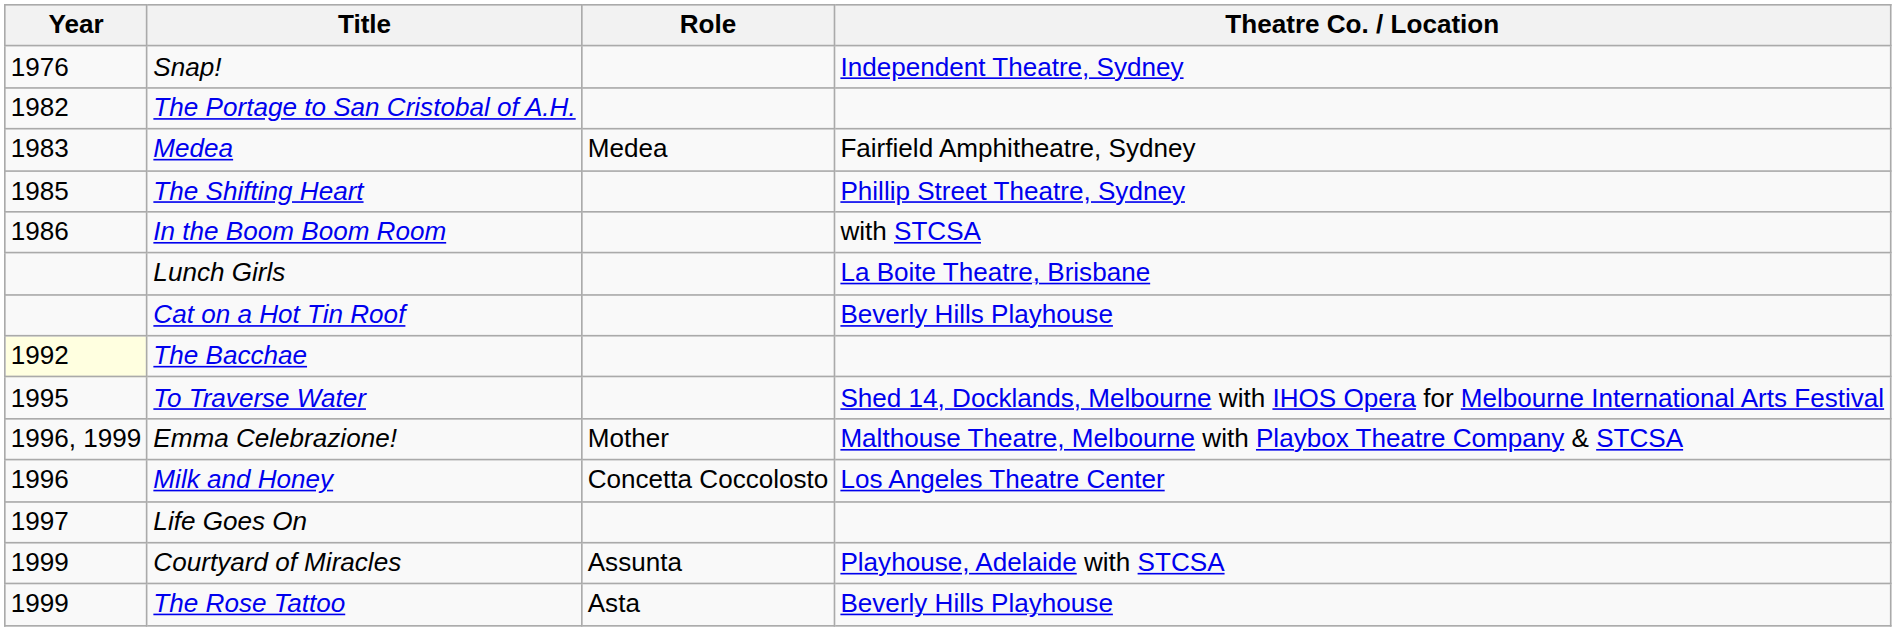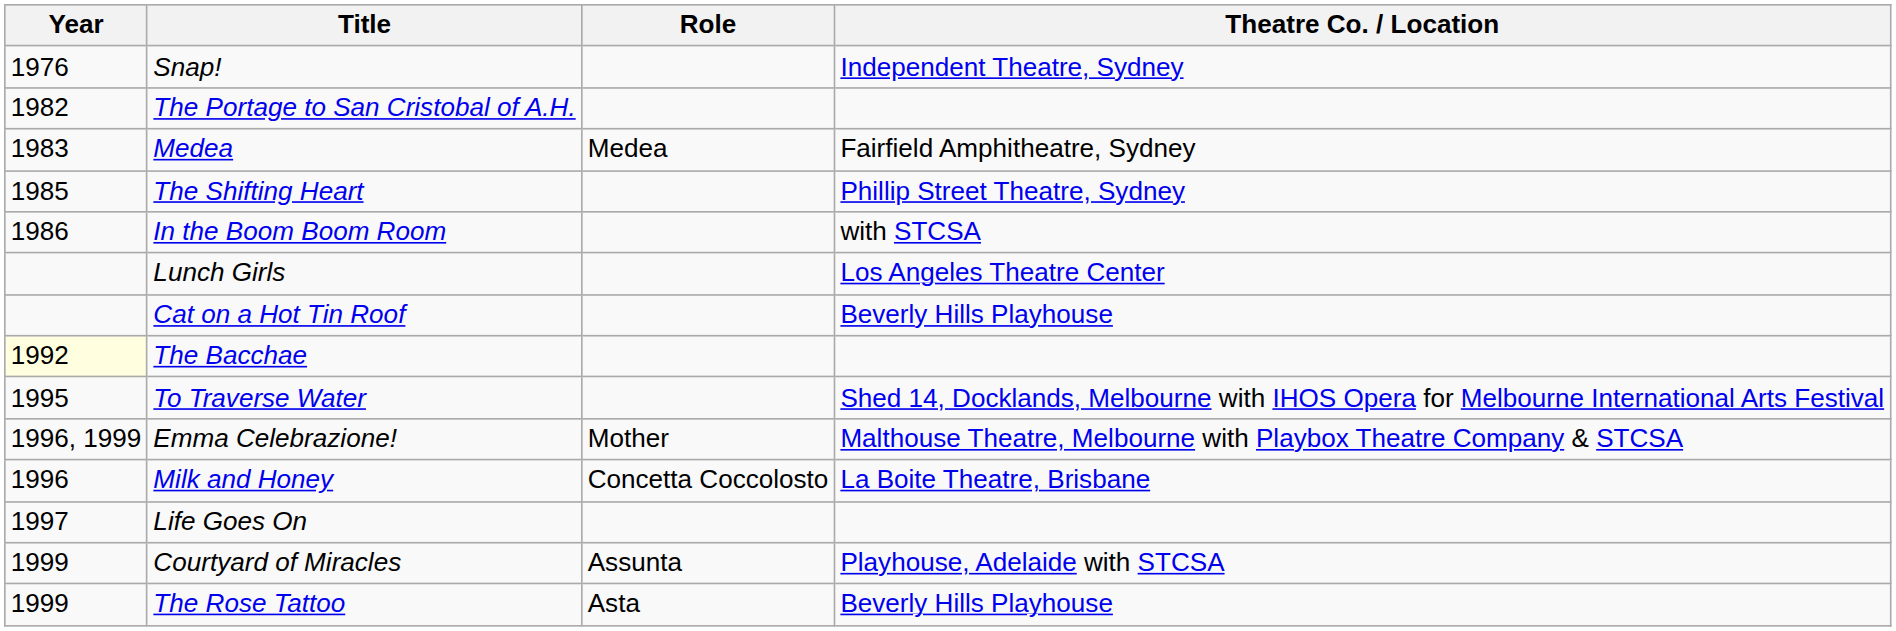(995, 273) La Boite Theatre, Brisbane -> (1003, 273) Los Angeles Theatre Center
(1003, 480) Los Angeles Theatre Center -> (995, 480) La Boite Theatre, Brisbane
